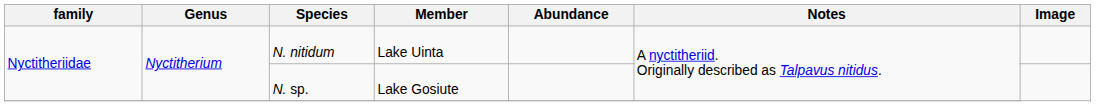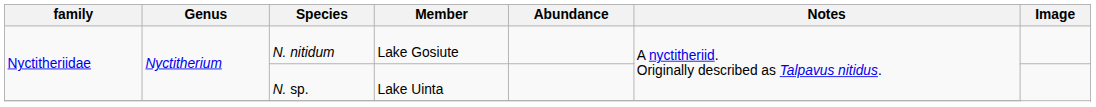(410, 52) Lake Uinta -> (418, 52) Lake Gosiute
(418, 90) Lake Gosiute -> (410, 90) Lake Uinta
